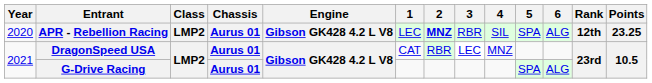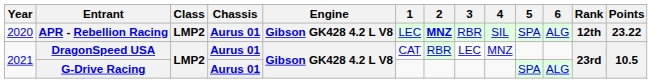(627, 32) 23.25 -> (627, 32) 23.22
